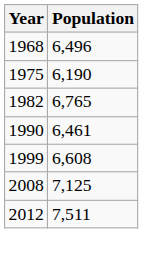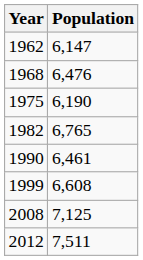+ row: (26, 46)
(72, 46) 6,496 -> (72, 74) 6,476
